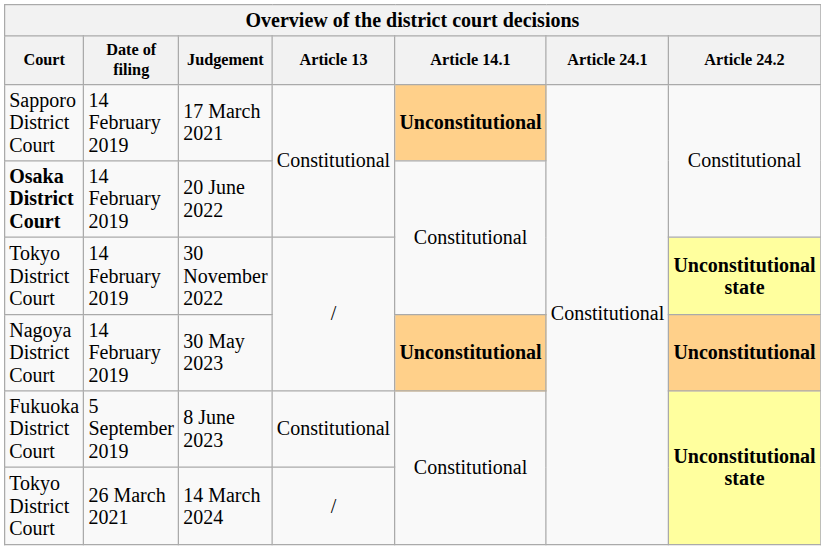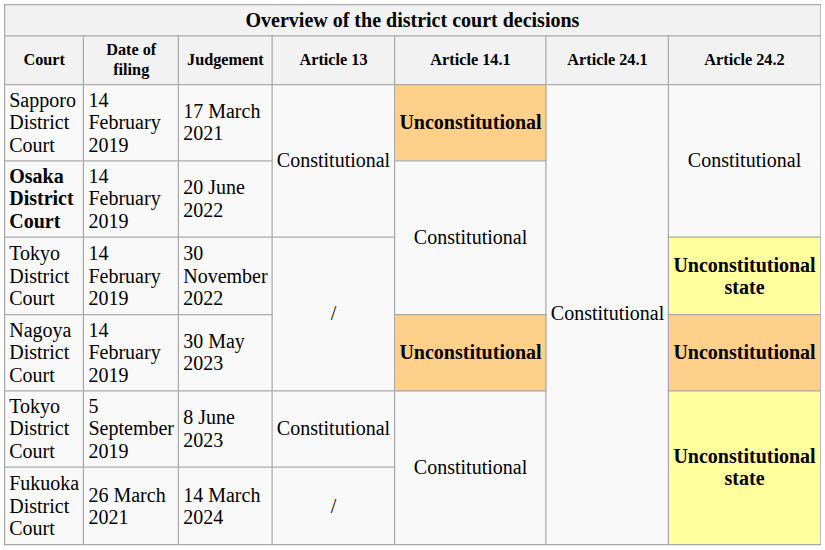(44, 429) Fukuoka District Court -> (39, 429) Tokyo District Court
(39, 505) Tokyo District Court -> (44, 505) Fukuoka District Court
